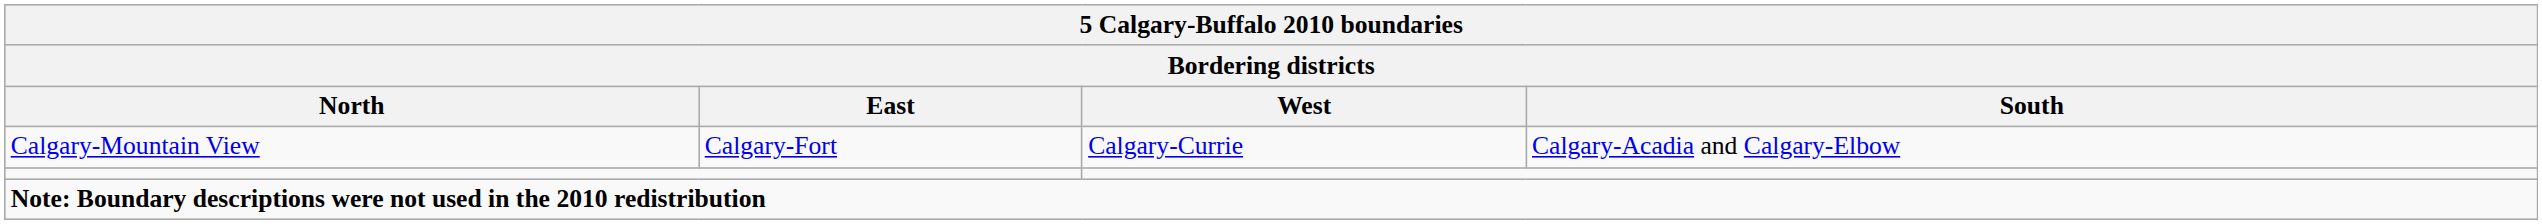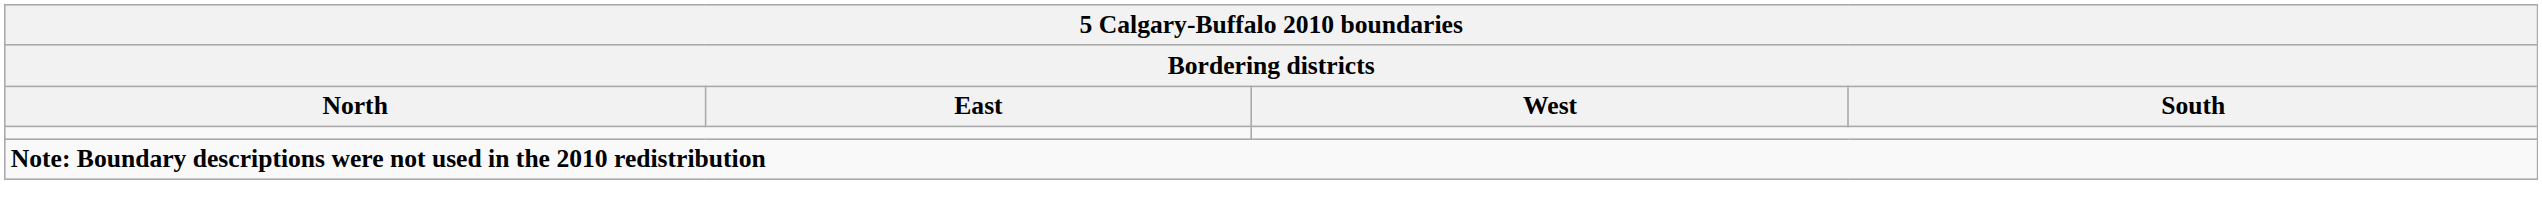- row: (135, 146)
